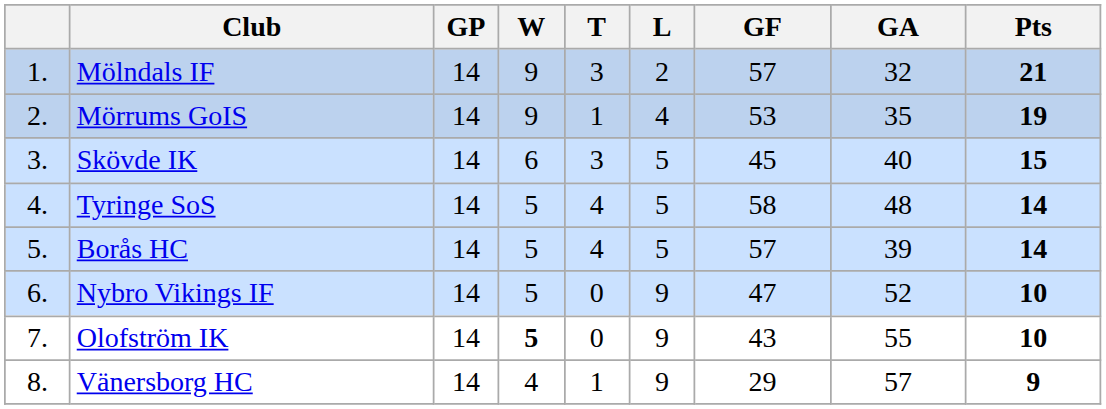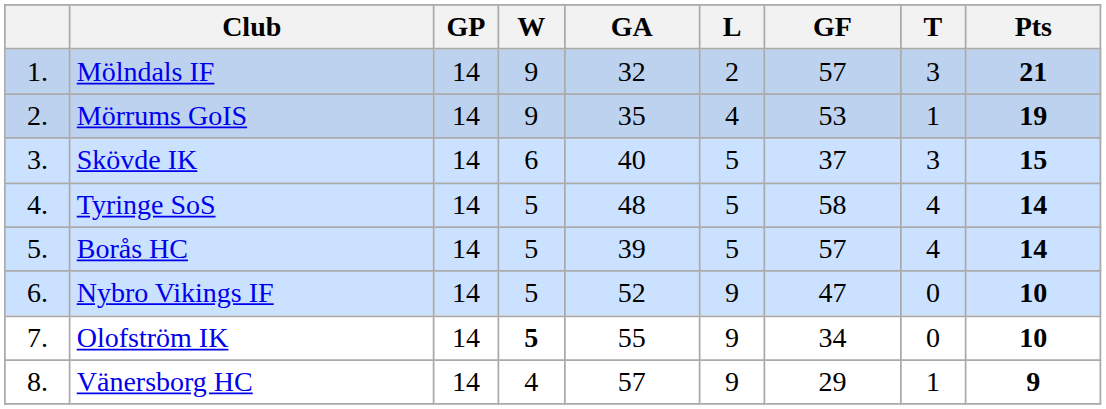columns swapped: (597, 26) <-> (898, 26)
(763, 159) 45 -> (833, 159) 37
(763, 337) 43 -> (833, 337) 34
